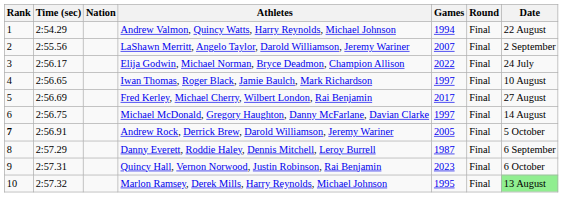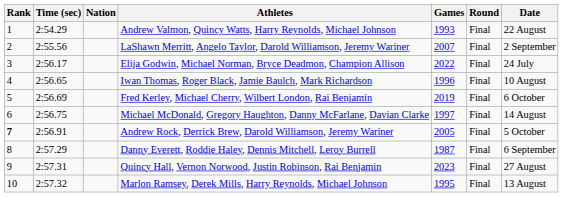(444, 30) 1994 -> (444, 30) 1993
(444, 81) 1997 -> (444, 81) 1996
(444, 98) 2017 -> (444, 98) 2019
(525, 98) 27 August -> (524, 98) 6 October
(524, 166) 6 October -> (525, 166) 27 August
(525, 183) lightgreen background -> (525, 183) no background
